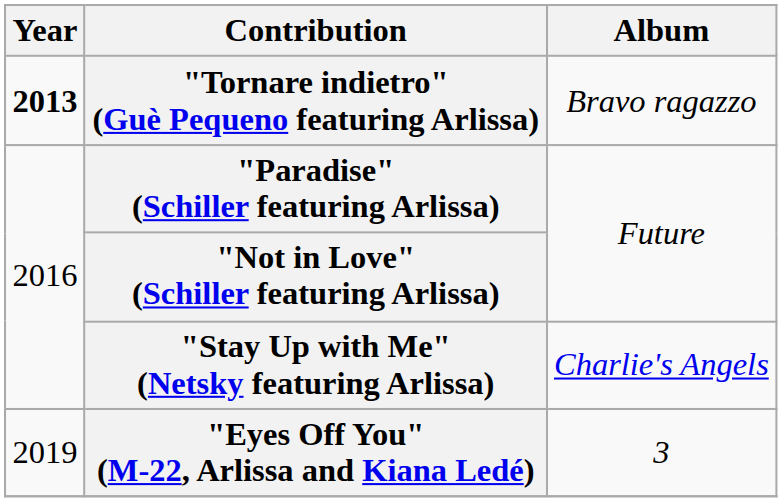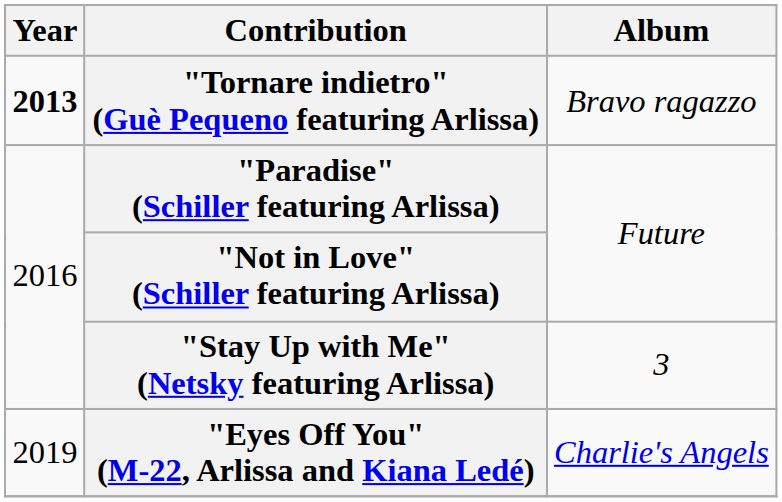(661, 364) Charlie's Angels -> (661, 364) 3
(661, 452) 3 -> (661, 452) Charlie's Angels
